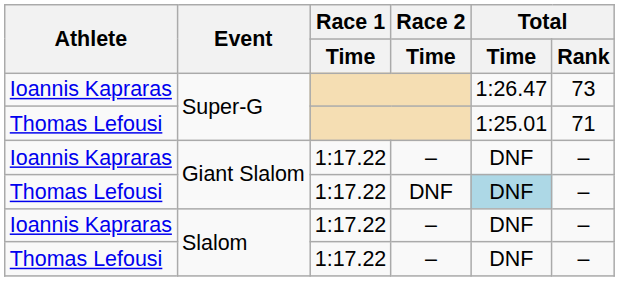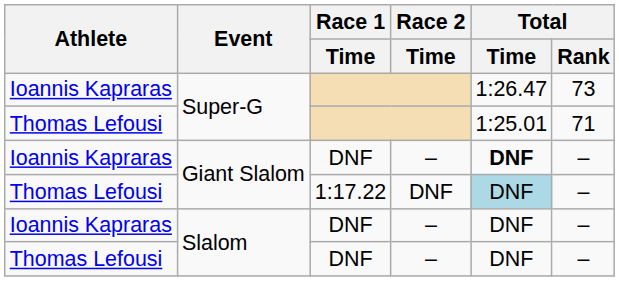(351, 158) 1:17.22 -> (351, 158) DNF
(511, 158) normal -> (511, 158) bold
(351, 225) 1:17.22 -> (351, 225) DNF
(351, 259) 1:17.22 -> (351, 259) DNF
